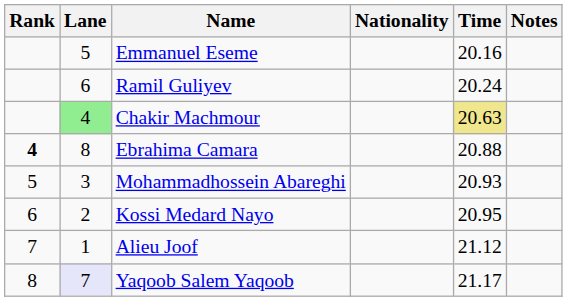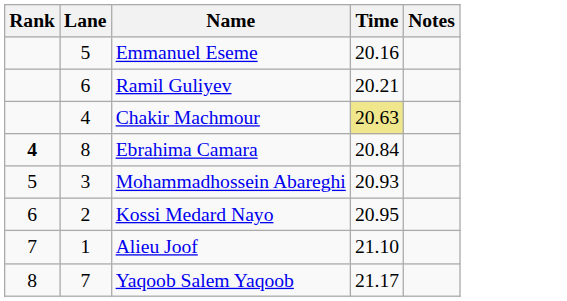- column: (402, 20)
(480, 85) 20.24 -> (377, 85) 20.21
(85, 117) lightgreen background -> (85, 117) no background
(480, 150) 20.88 -> (377, 150) 20.84
(480, 247) 21.12 -> (377, 247) 21.10
(85, 279) lavender background -> (85, 279) no background
